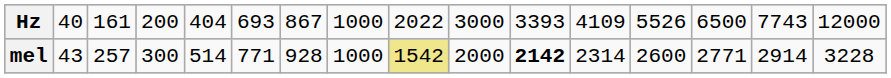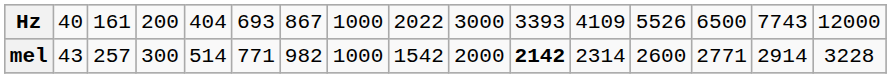(304, 56) 928 -> (304, 56) 982
(419, 56) khaki background -> (419, 56) no background
